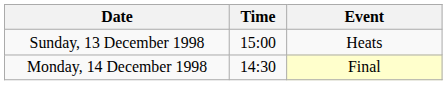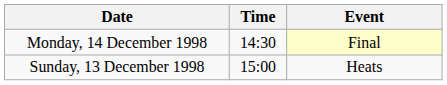rows swapped: (117, 42) <-> (117, 67)
